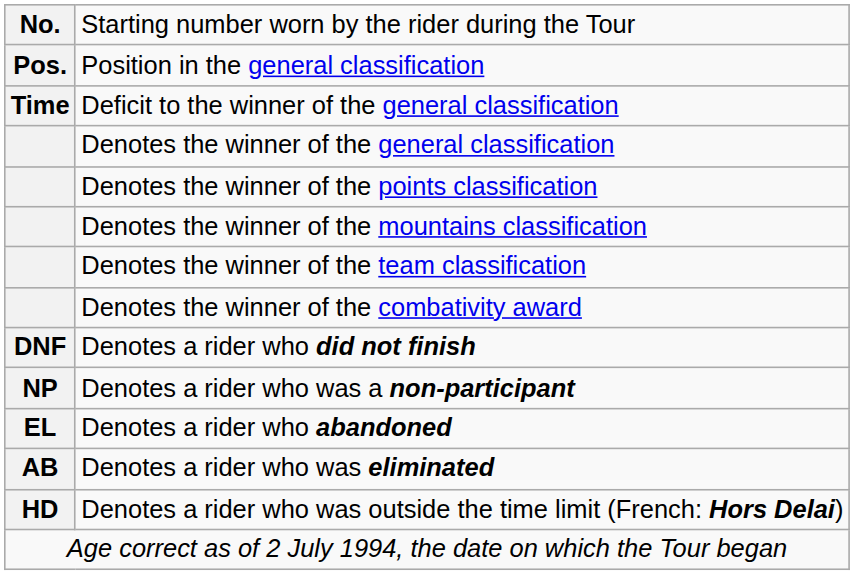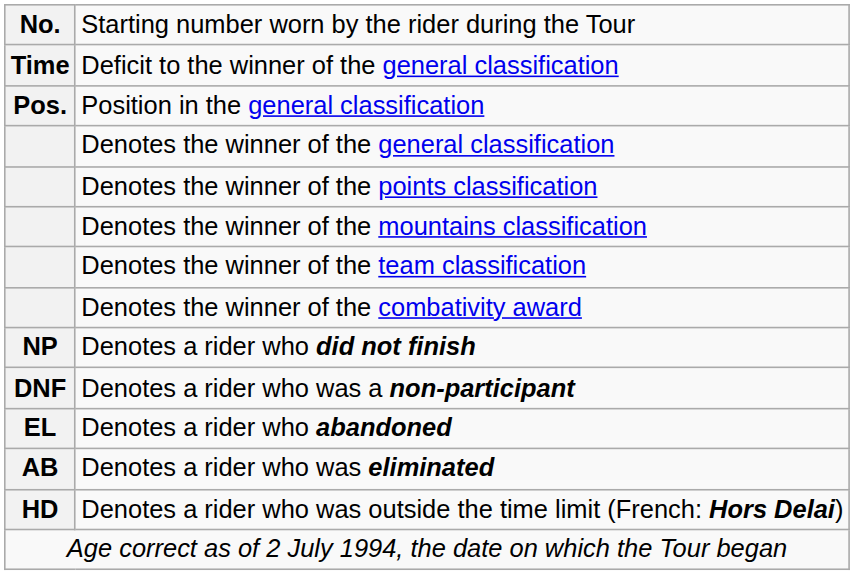rows swapped: (283, 65) <-> (350, 105)
(40, 347) DNF -> (40, 347) NP
(40, 387) NP -> (40, 387) DNF
